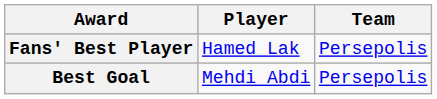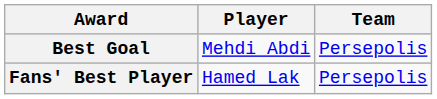rows swapped: (101, 49) <-> (101, 78)
